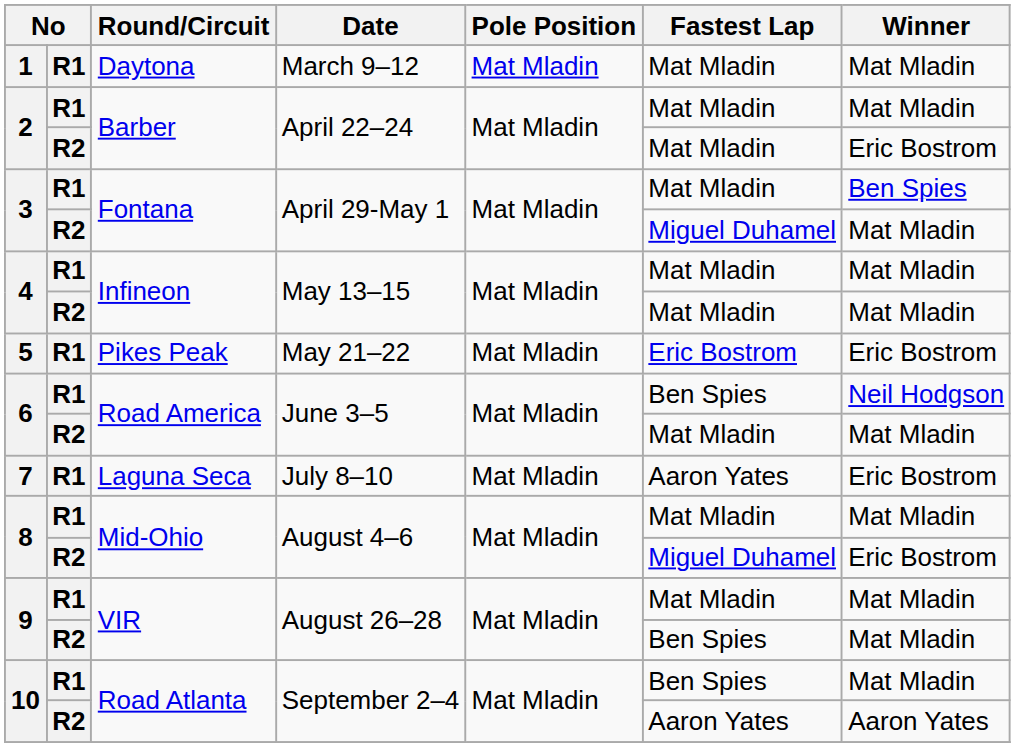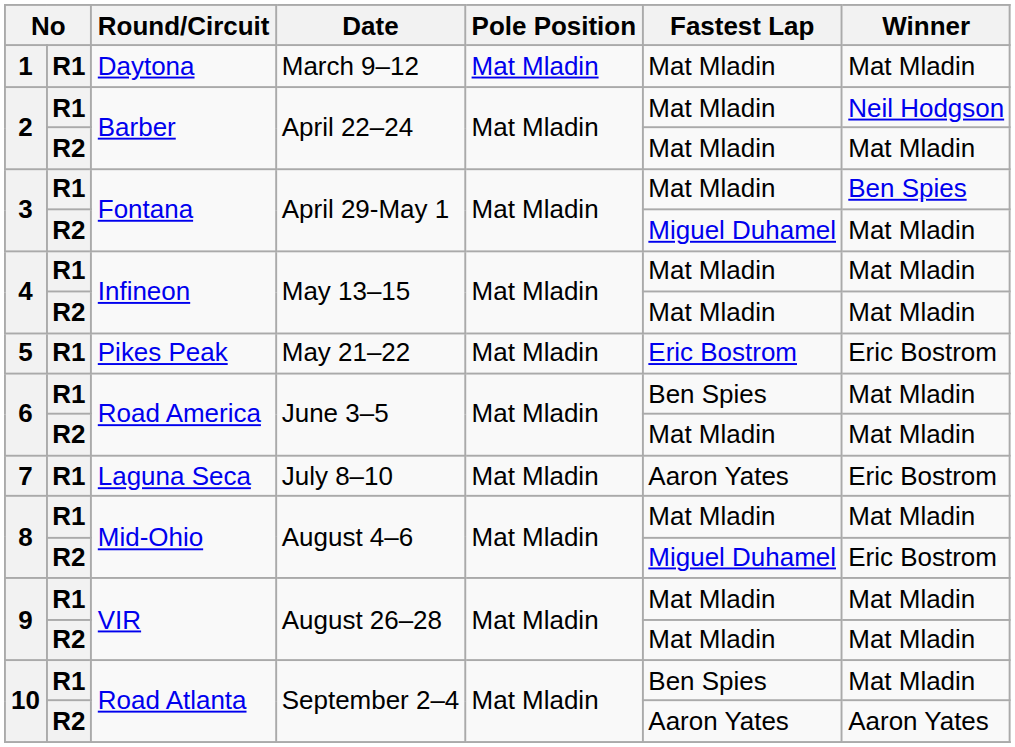(912, 107) Mat Mladin -> (926, 107) Neil Hodgson
(923, 148) Eric Bostrom -> (912, 148) Mat Mladin
(926, 394) Neil Hodgson -> (912, 394) Mat Mladin
(708, 639) Ben Spies -> (712, 639) Mat Mladin
